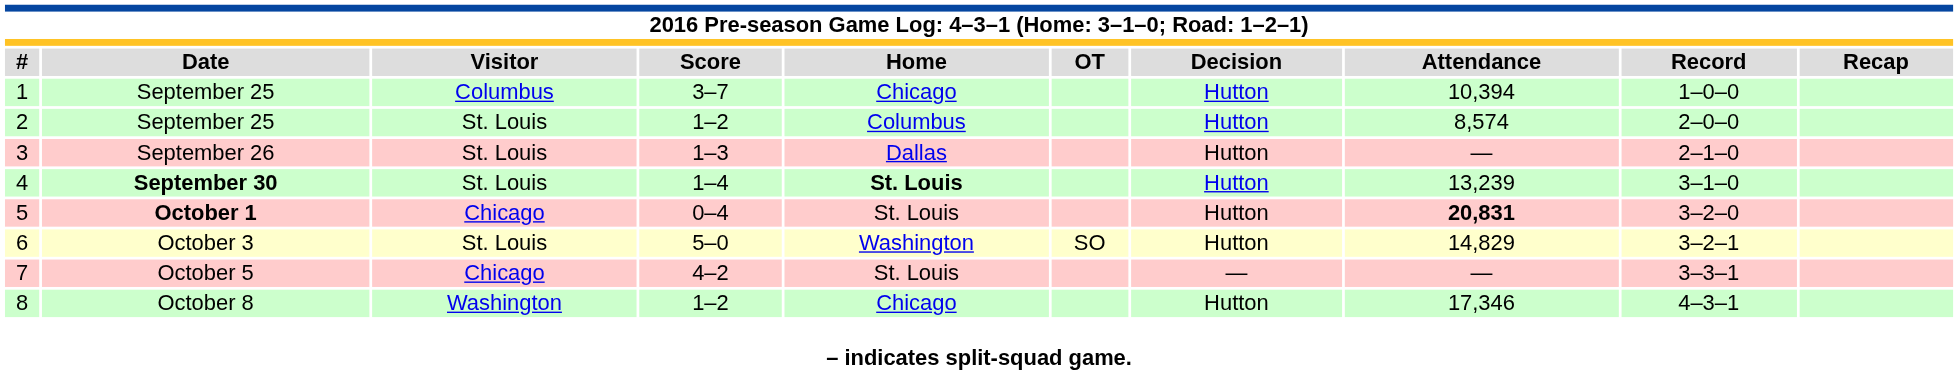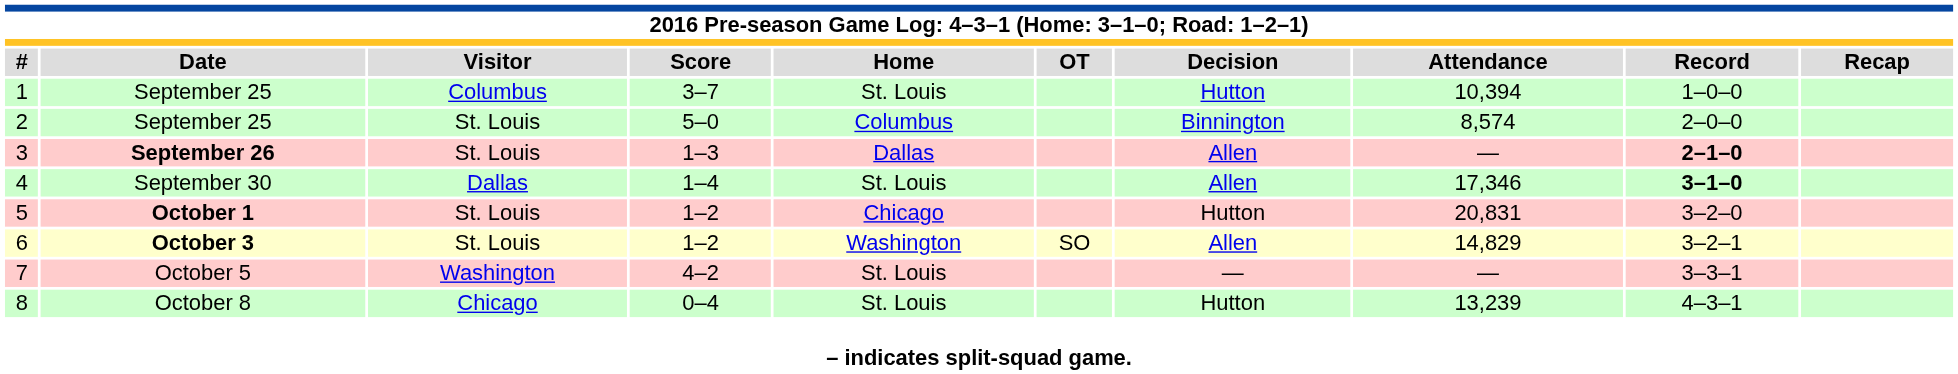(916, 92) Chicago -> (904, 92) St. Louis
(710, 122) 1–2 -> (701, 122) 5–0
(1236, 122) Hutton -> (1233, 122) Binnington
(206, 152) normal -> (203, 152) bold
(1236, 152) Hutton -> (1233, 152) Allen
(1709, 152) normal -> (1712, 152) bold
(206, 182) bold -> (203, 182) normal
(504, 182) St. Louis -> (498, 182) Dallas
(916, 182) bold -> (904, 182) normal
(1236, 182) Hutton -> (1233, 182) Allen
(1481, 182) 13,239 -> (1488, 182) 17,346
(1709, 182) normal -> (1712, 182) bold
(504, 212) Chicago -> (498, 212) St. Louis
(710, 212) 0–4 -> (701, 212) 1–2
(916, 212) St. Louis -> (904, 212) Chicago
(1481, 212) bold -> (1488, 212) normal
(206, 242) normal -> (203, 242) bold
(710, 242) 5–0 -> (701, 242) 1–2
(1236, 242) Hutton -> (1233, 242) Allen
(504, 273) Chicago -> (498, 273) Washington
(504, 303) Washington -> (498, 303) Chicago
(710, 303) 1–2 -> (701, 303) 0–4
(916, 303) Chicago -> (904, 303) St. Louis
(1481, 303) 17,346 -> (1488, 303) 13,239
